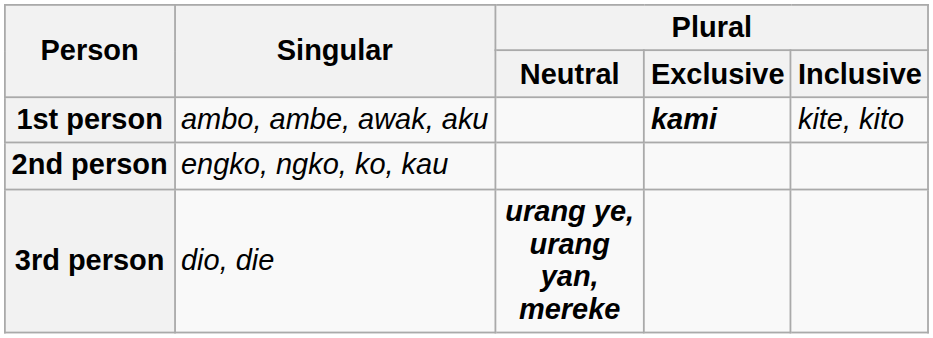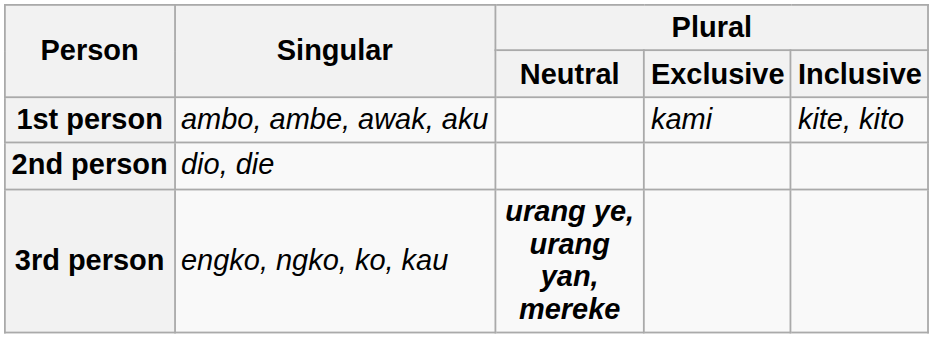(684, 119) bold -> (682, 119) normal
(315, 165) engko, ngko, ko, kau -> (228, 165) dio, die
(228, 260) dio, die -> (315, 260) engko, ngko, ko, kau
